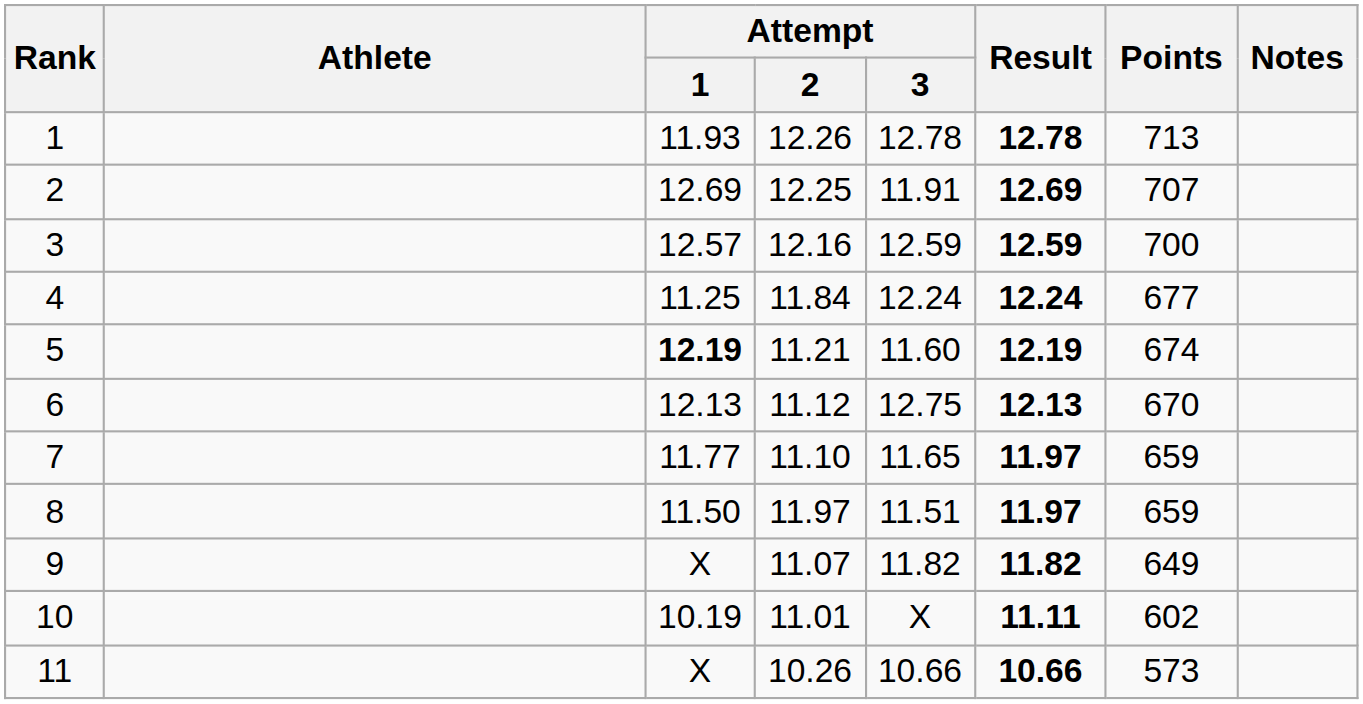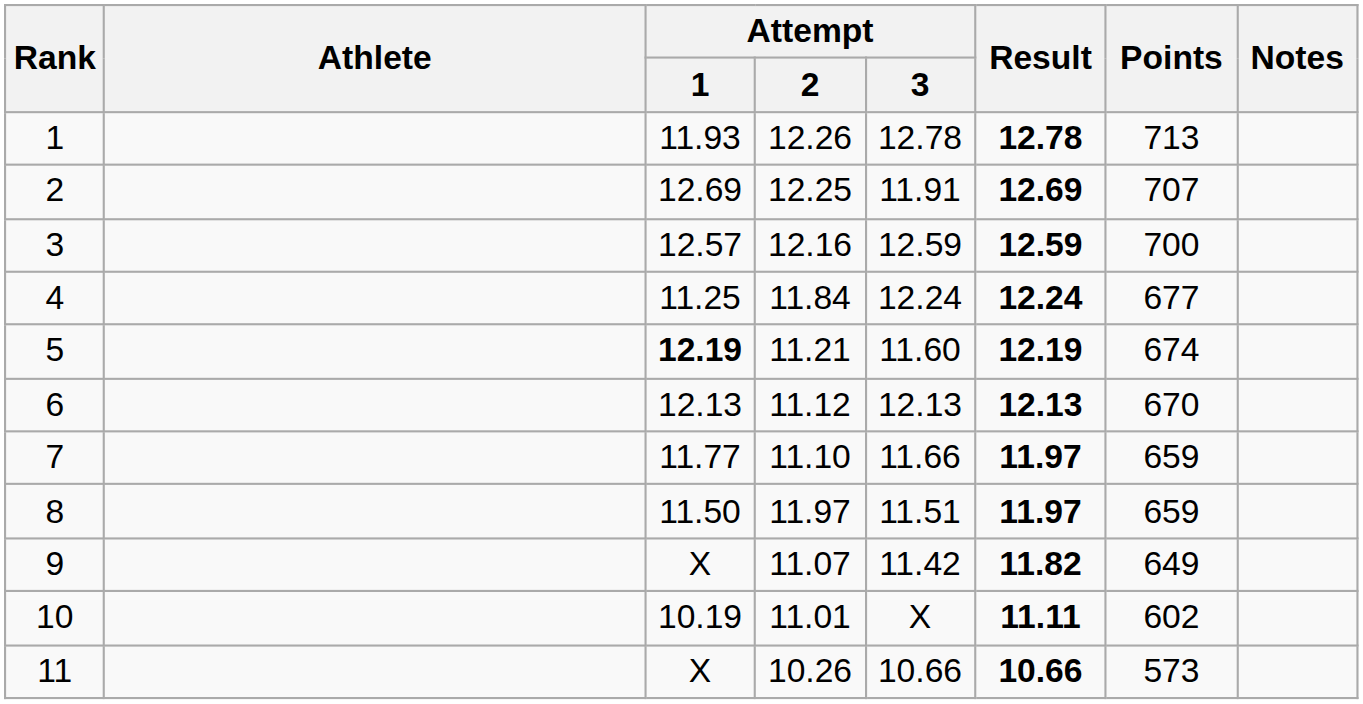(920, 404) 12.75 -> (920, 404) 12.13
(920, 457) 11.65 -> (920, 457) 11.66
(920, 564) 11.82 -> (920, 564) 11.42
